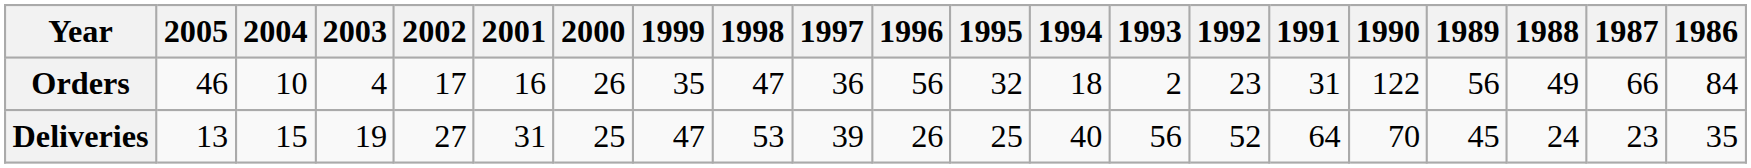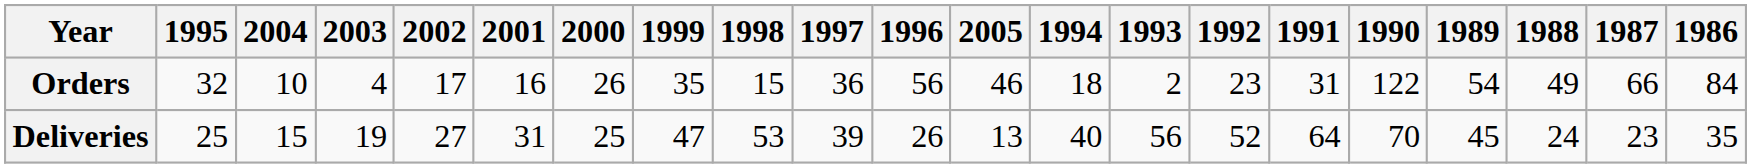columns swapped: (196, 31) <-> (991, 31)
(768, 84) 47 -> (768, 84) 15
(1484, 84) 56 -> (1484, 84) 54
